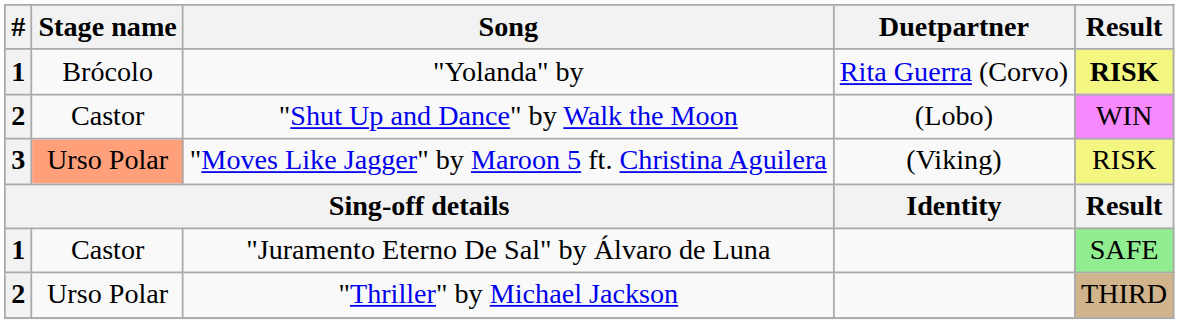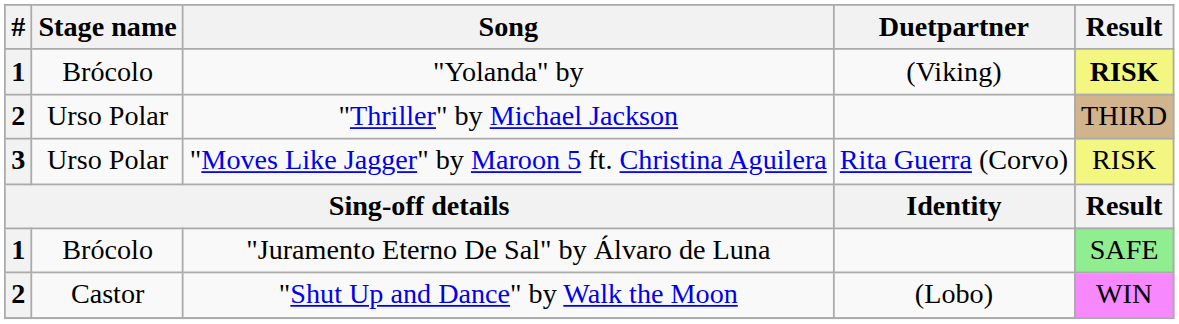(954, 71) Rita Guerra (Corvo) -> (954, 71) (Viking)
rows swapped: (508, 116) <-> (508, 294)
(108, 160) lightsalmon background -> (108, 160) no background
(954, 160) (Viking) -> (954, 160) Rita Guerra (Corvo)
(108, 250) Castor -> (108, 250) Brócolo
